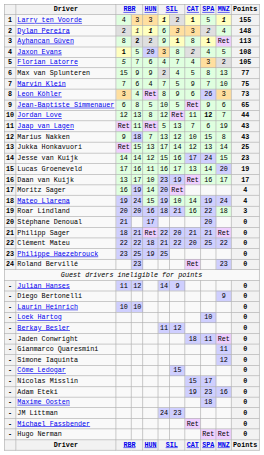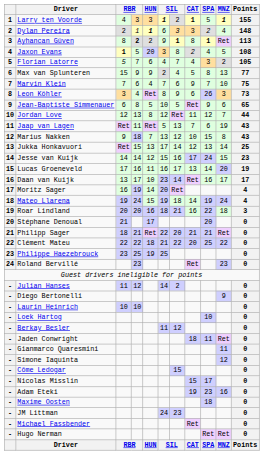(177, 84) 5 -> (177, 84) 6
(208, 116) bold -> (208, 116) normal
(177, 180) 19 -> (177, 180) 14
(177, 201) 10 -> (177, 201) 18
(177, 286) 9 -> (177, 286) 2
